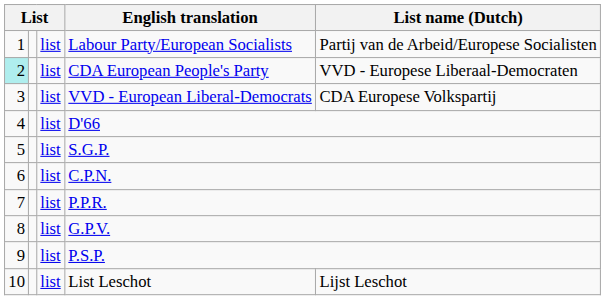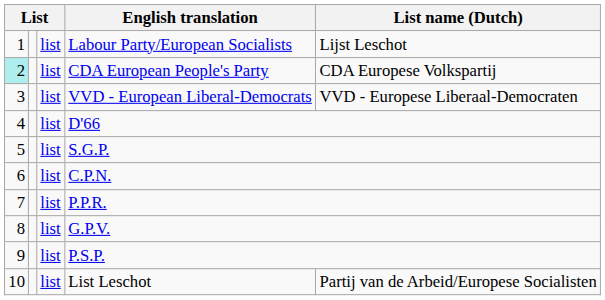(458, 44) Partij van de Arbeid/Europese Socialisten -> (363, 44) Lijst Leschot
(449, 70) VVD - Europese Liberaal-Democraten -> (408, 70) CDA Europese Volkspartij
(408, 96) CDA Europese Volkspartij -> (449, 96) VVD - Europese Liberaal-Democraten
(363, 281) Lijst Leschot -> (458, 281) Partij van de Arbeid/Europese Socialisten
